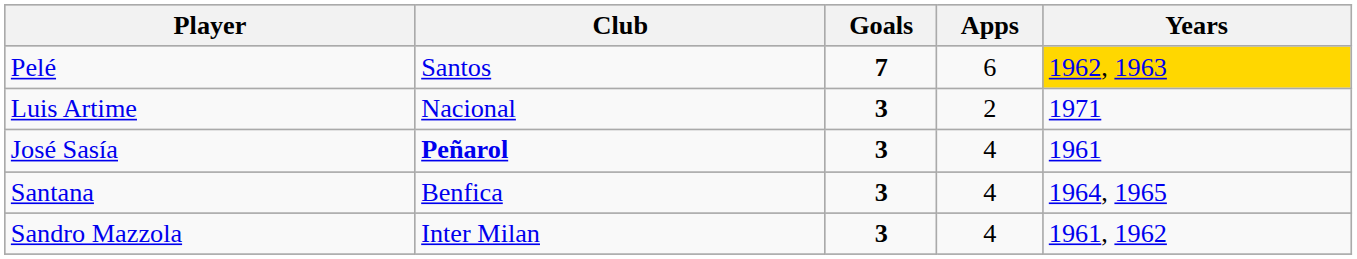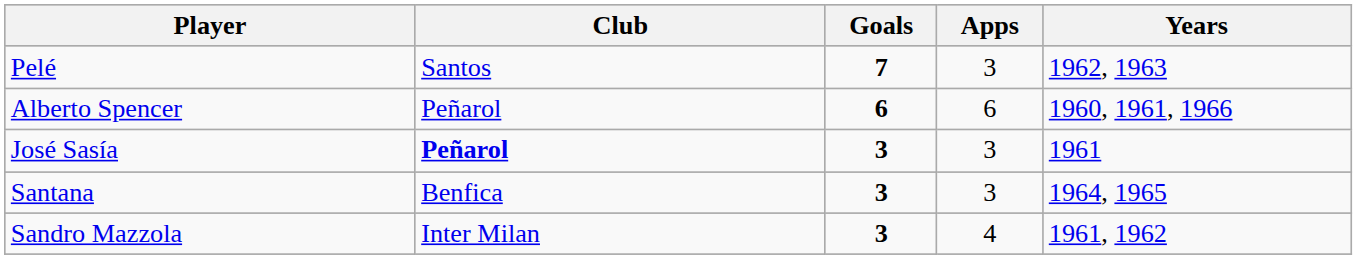(990, 66) 6 -> (990, 66) 3
(1108, 66) gold background -> (1108, 66) no background
+ row: (96, 108)
- row: (74, 108)
(990, 150) 4 -> (990, 150) 3
(990, 191) 4 -> (990, 191) 3
